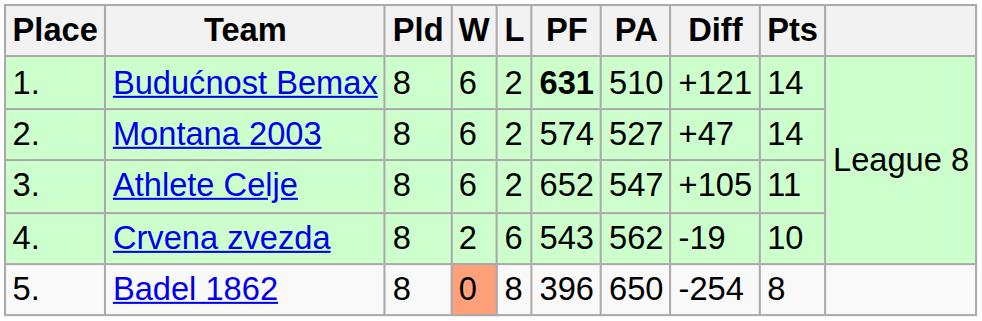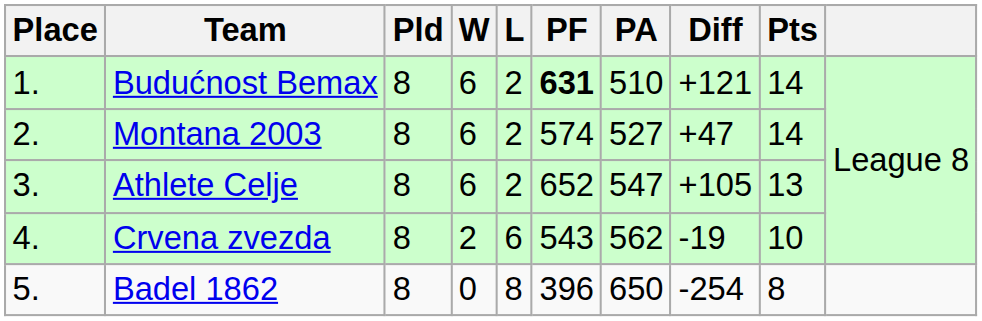(784, 185) 11 -> (785, 185) 13
(468, 289) lightsalmon background -> (468, 289) no background
